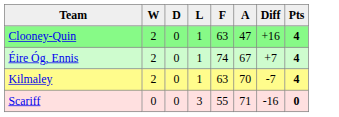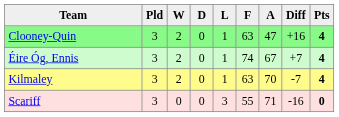+ column: (155, 15)
